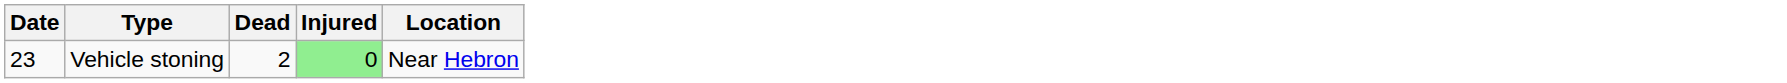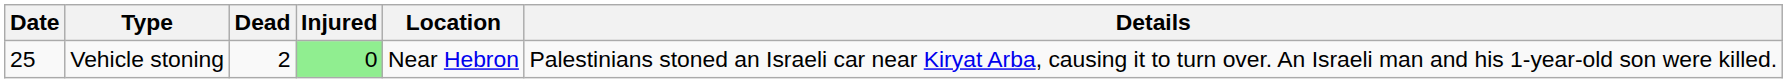+ column: (1153, 22)
(23, 58) 23 -> (23, 58) 25
